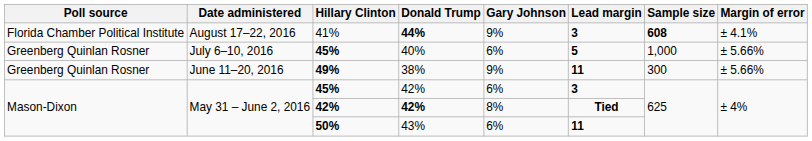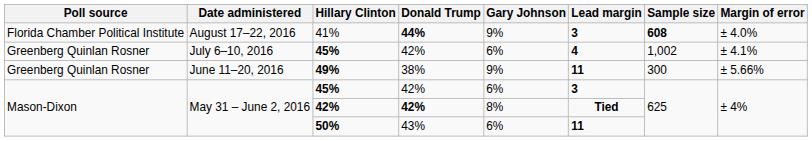(739, 32) ± 4.1% -> (739, 32) ± 4.0%
(413, 51) 40% -> (413, 51) 42%
(575, 51) 5 -> (575, 51) 4
(662, 51) 1,000 -> (662, 51) 1,002
(742, 51) ± 5.66% -> (739, 51) ± 4.1%
